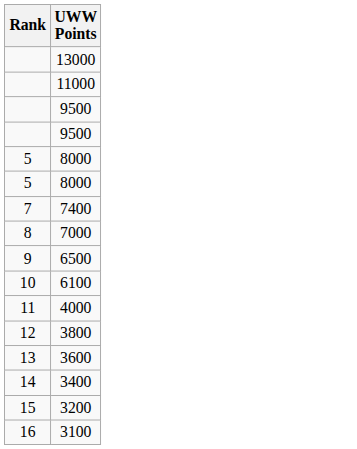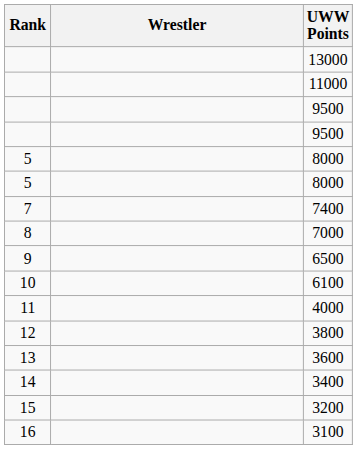+ column: (177, 25)
